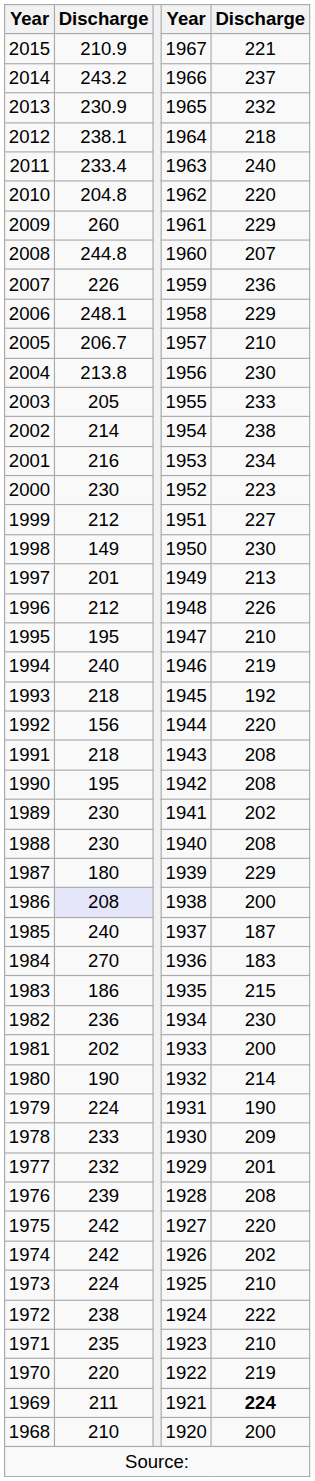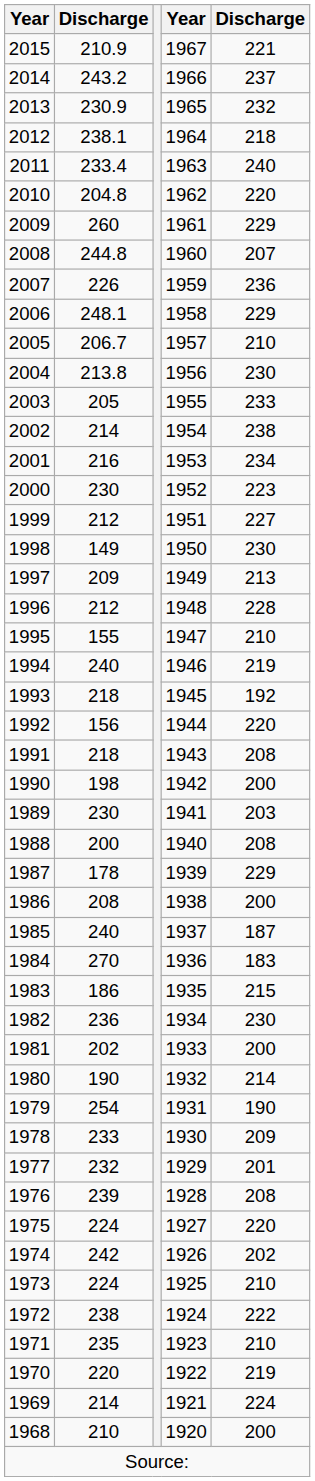(104, 578) 201 -> (104, 578) 209
(260, 607) 226 -> (260, 607) 228
(104, 637) 195 -> (104, 637) 155
(104, 784) 195 -> (104, 784) 198
(260, 784) 208 -> (260, 784) 200
(260, 813) 202 -> (260, 813) 203
(104, 843) 230 -> (104, 843) 200
(104, 872) 180 -> (104, 872) 178
(104, 902) lavender background -> (104, 902) no background
(104, 1108) 224 -> (104, 1108) 254
(104, 1226) 242 -> (104, 1226) 224
(104, 1402) 211 -> (104, 1402) 214
(260, 1402) bold -> (260, 1402) normal
